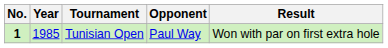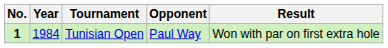(46, 33) 1985 -> (46, 33) 1984
